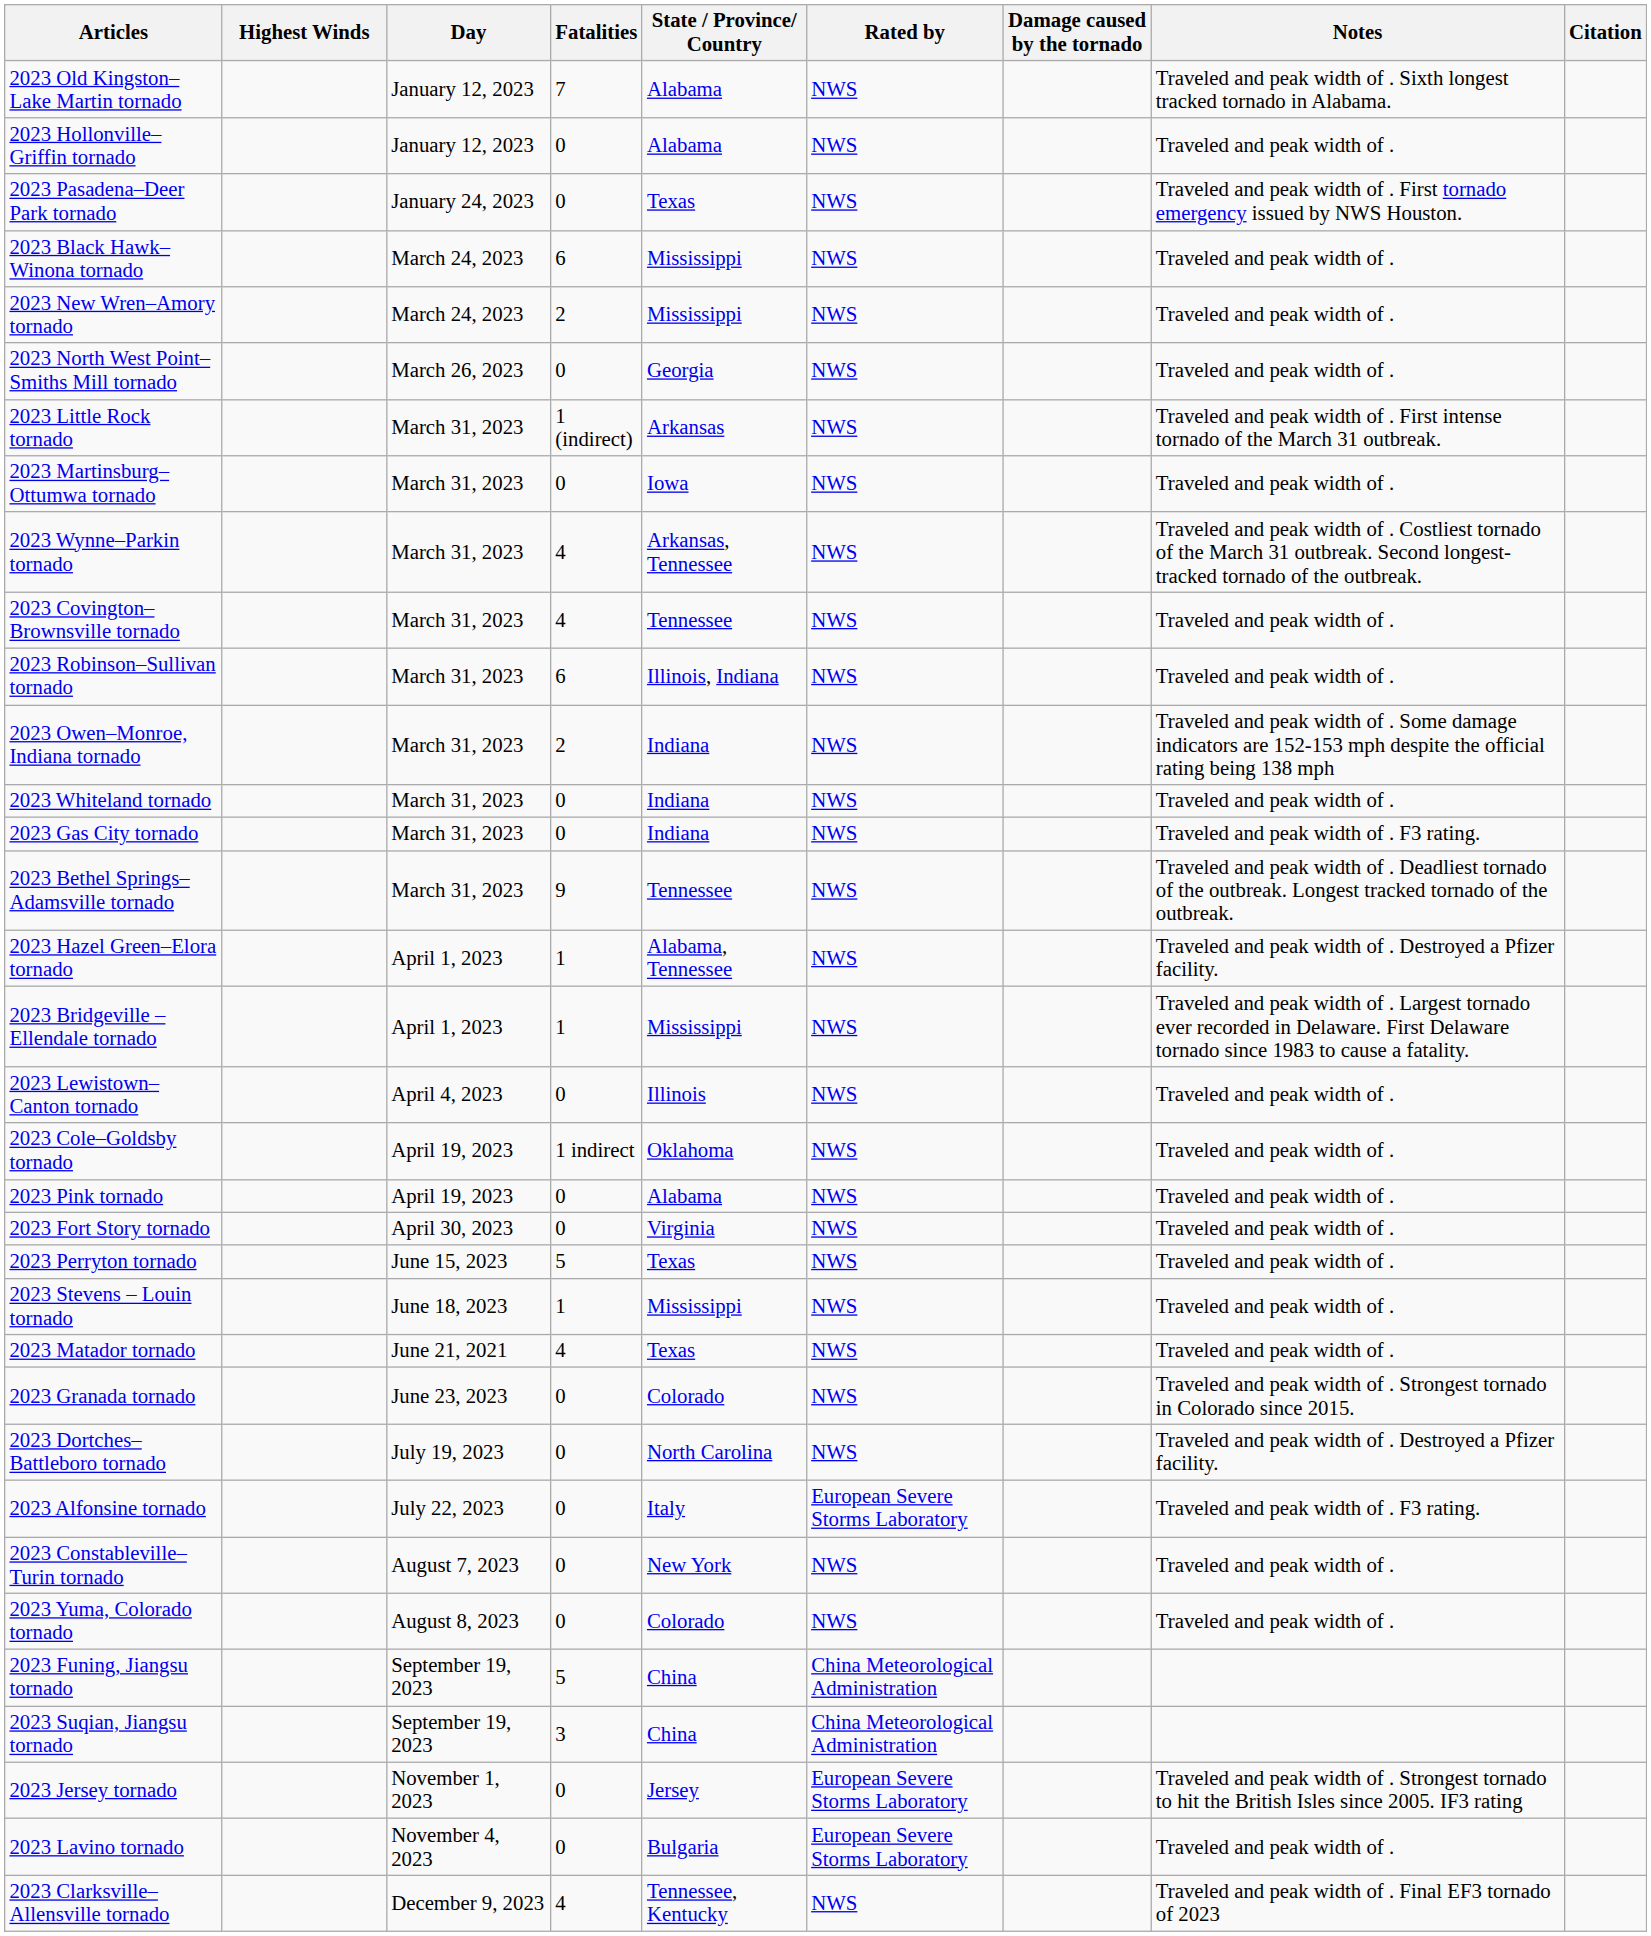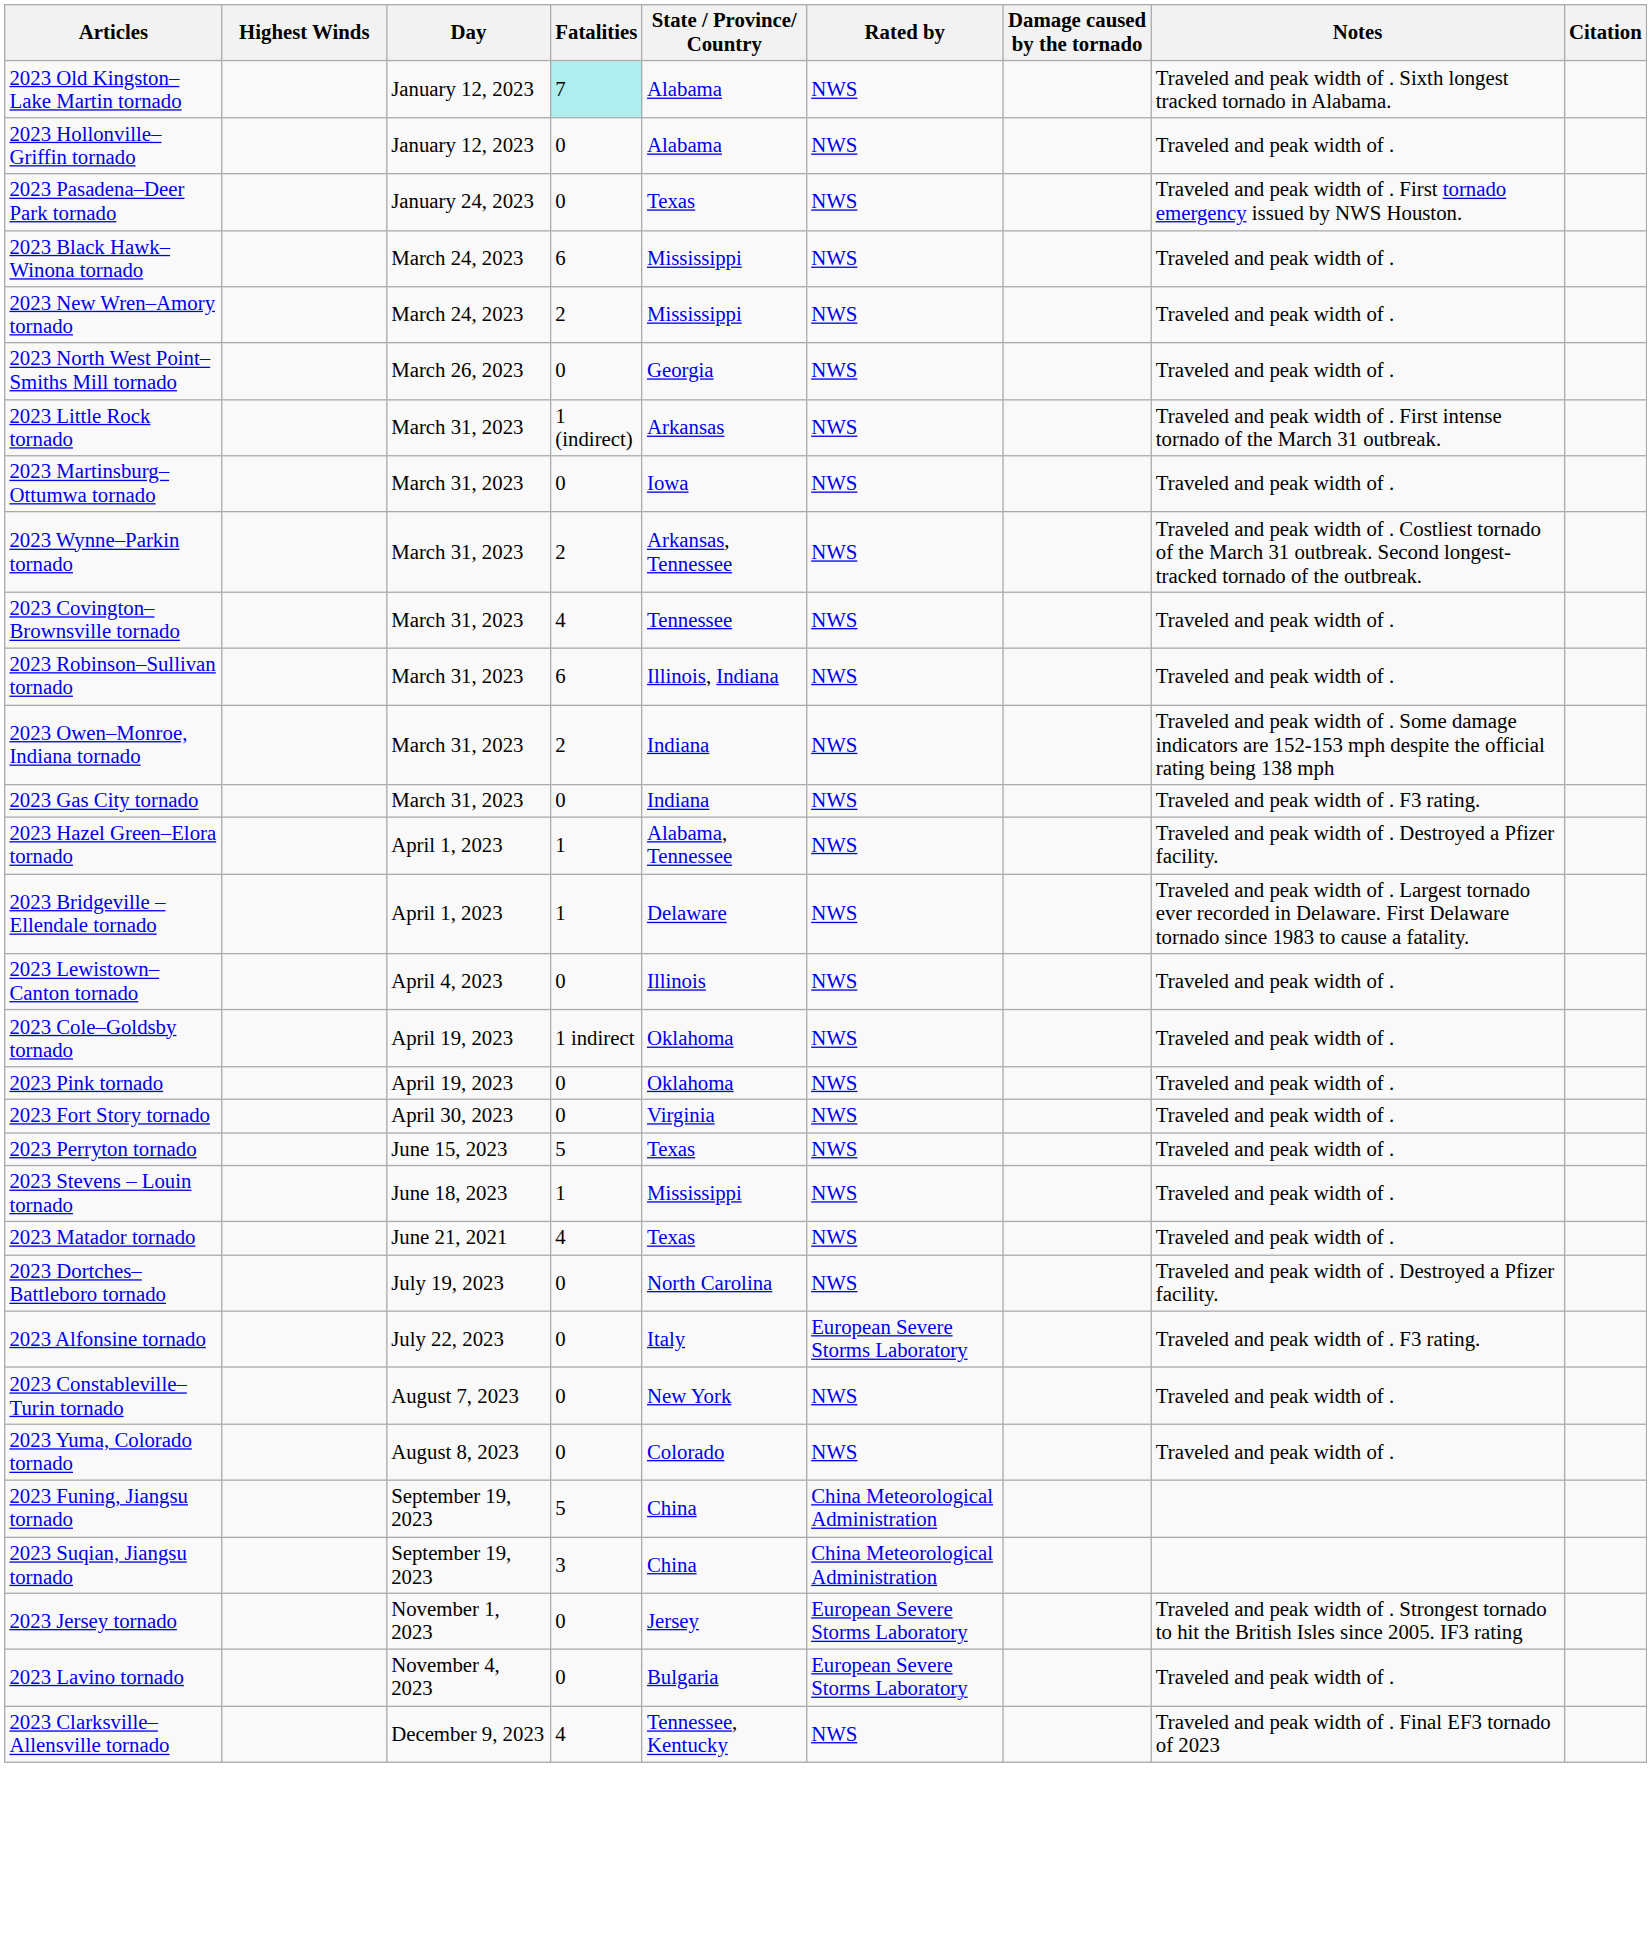(561, 89) no background -> (561, 89) paleturquoise background
(561, 551) 4 -> (561, 551) 2
- row: (110, 800)
- row: (100, 890)
(694, 1026) Mississippi -> (687, 913) Delaware
(684, 1195) Alabama -> (690, 1082) Oklahoma
- row: (102, 1395)
